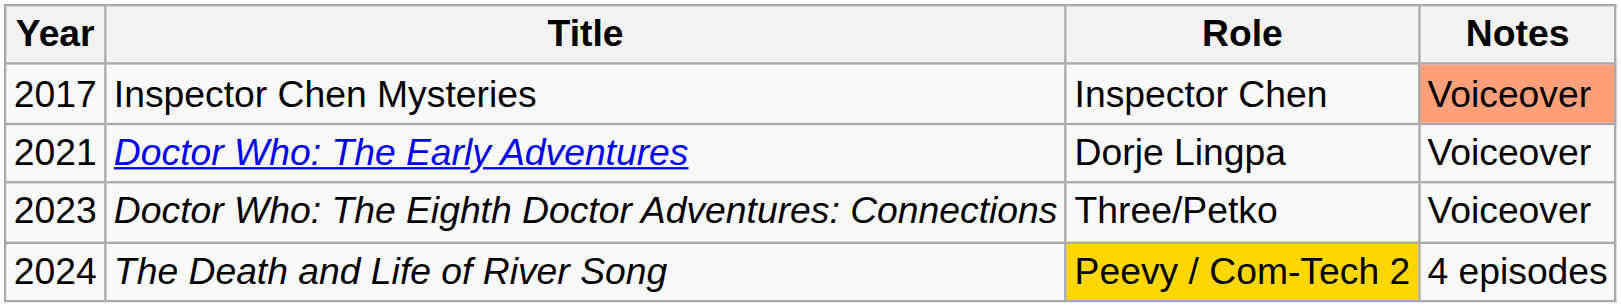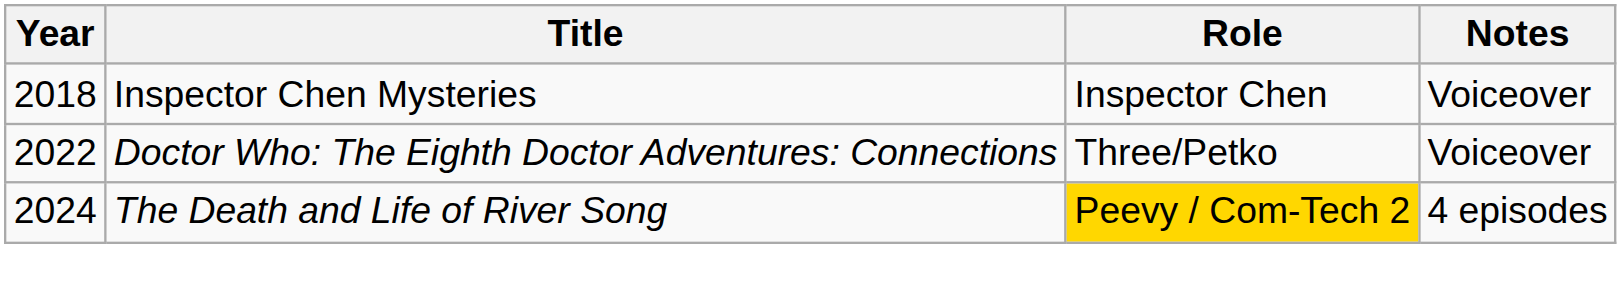(55, 93) 2017 -> (55, 93) 2018
(1509, 93) lightsalmon background -> (1509, 93) no background
- row: (401, 152)
(55, 211) 2023 -> (55, 152) 2022
